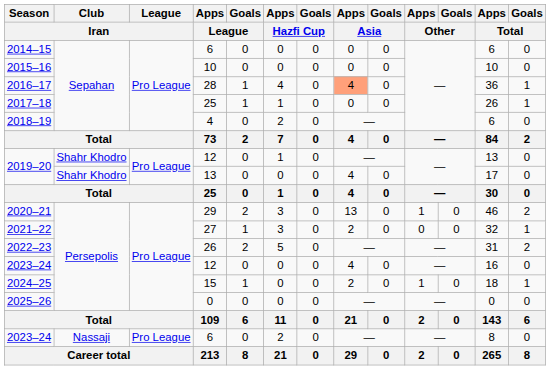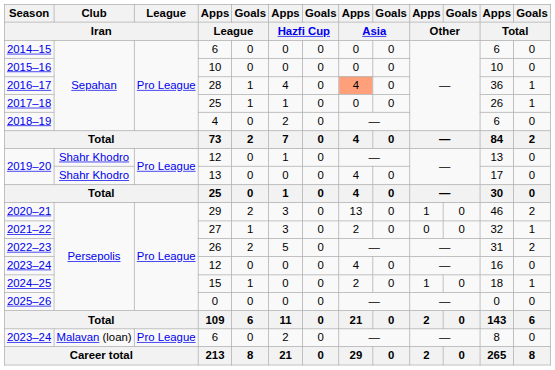(91, 337) Nassaji -> (94, 337) Malavan (loan)
